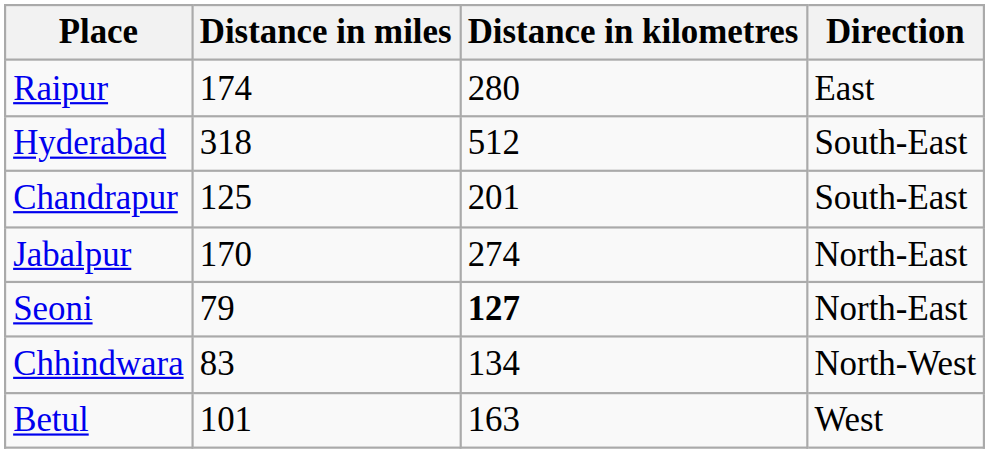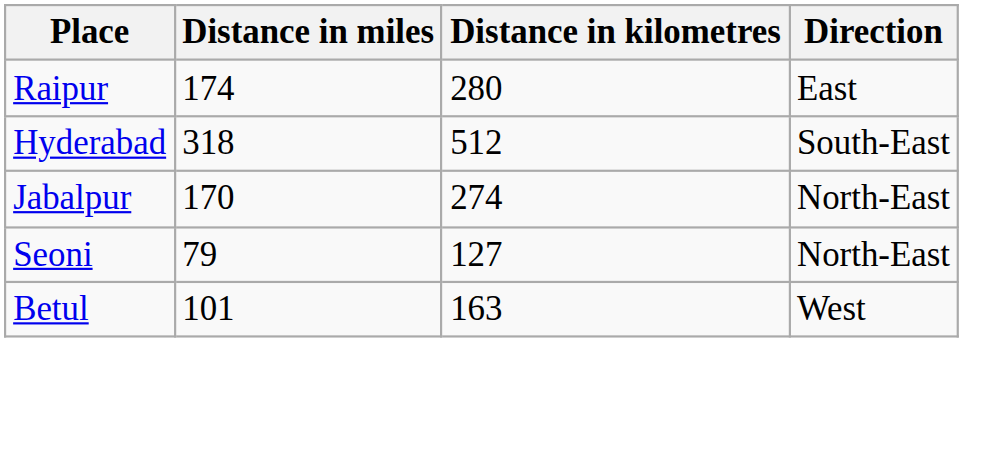- row: (95, 198)
(494, 308) bold -> (476, 253) normal
- row: (98, 364)
